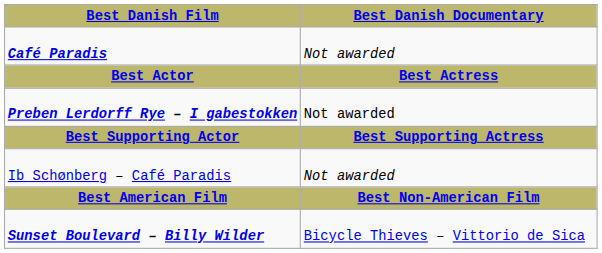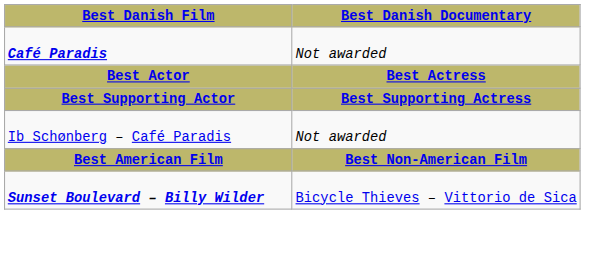- row: (153, 115)
